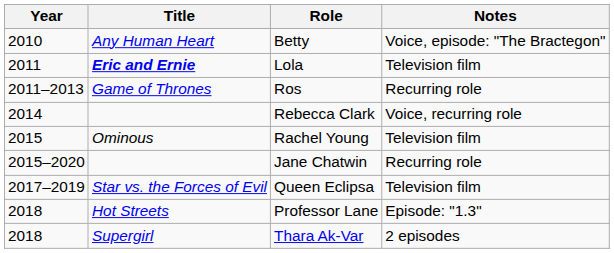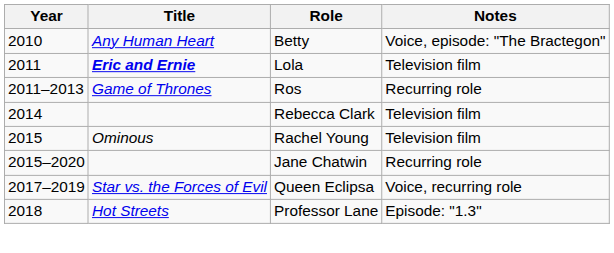(454, 114) Voice, recurring role -> (433, 114) Television film
(433, 187) Television film -> (454, 187) Voice, recurring role
- row: (319, 235)
